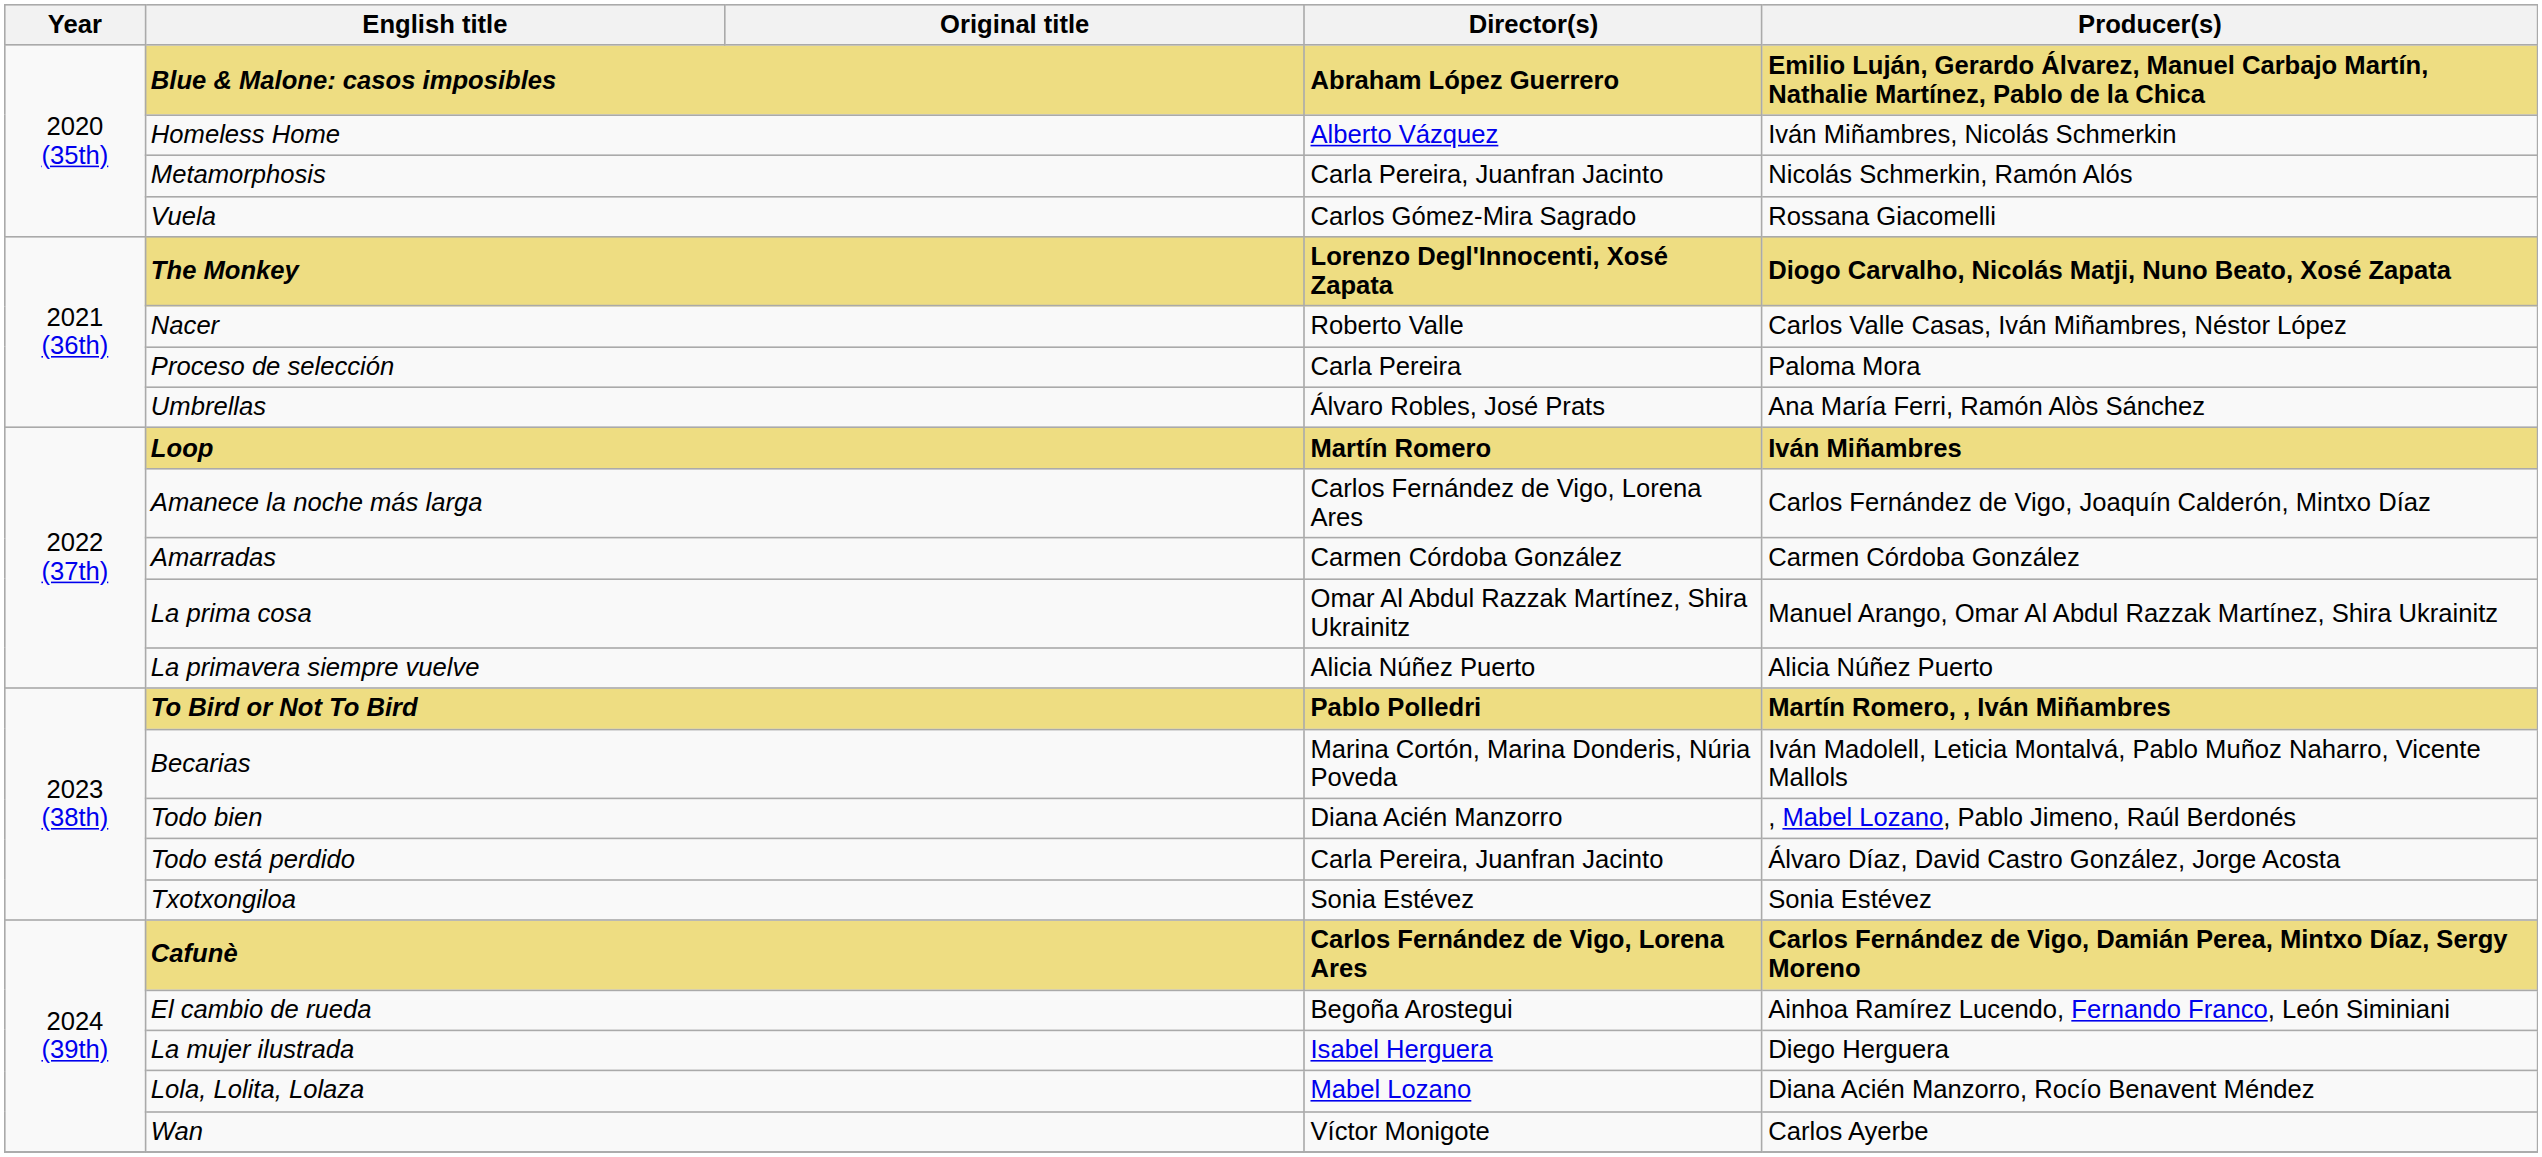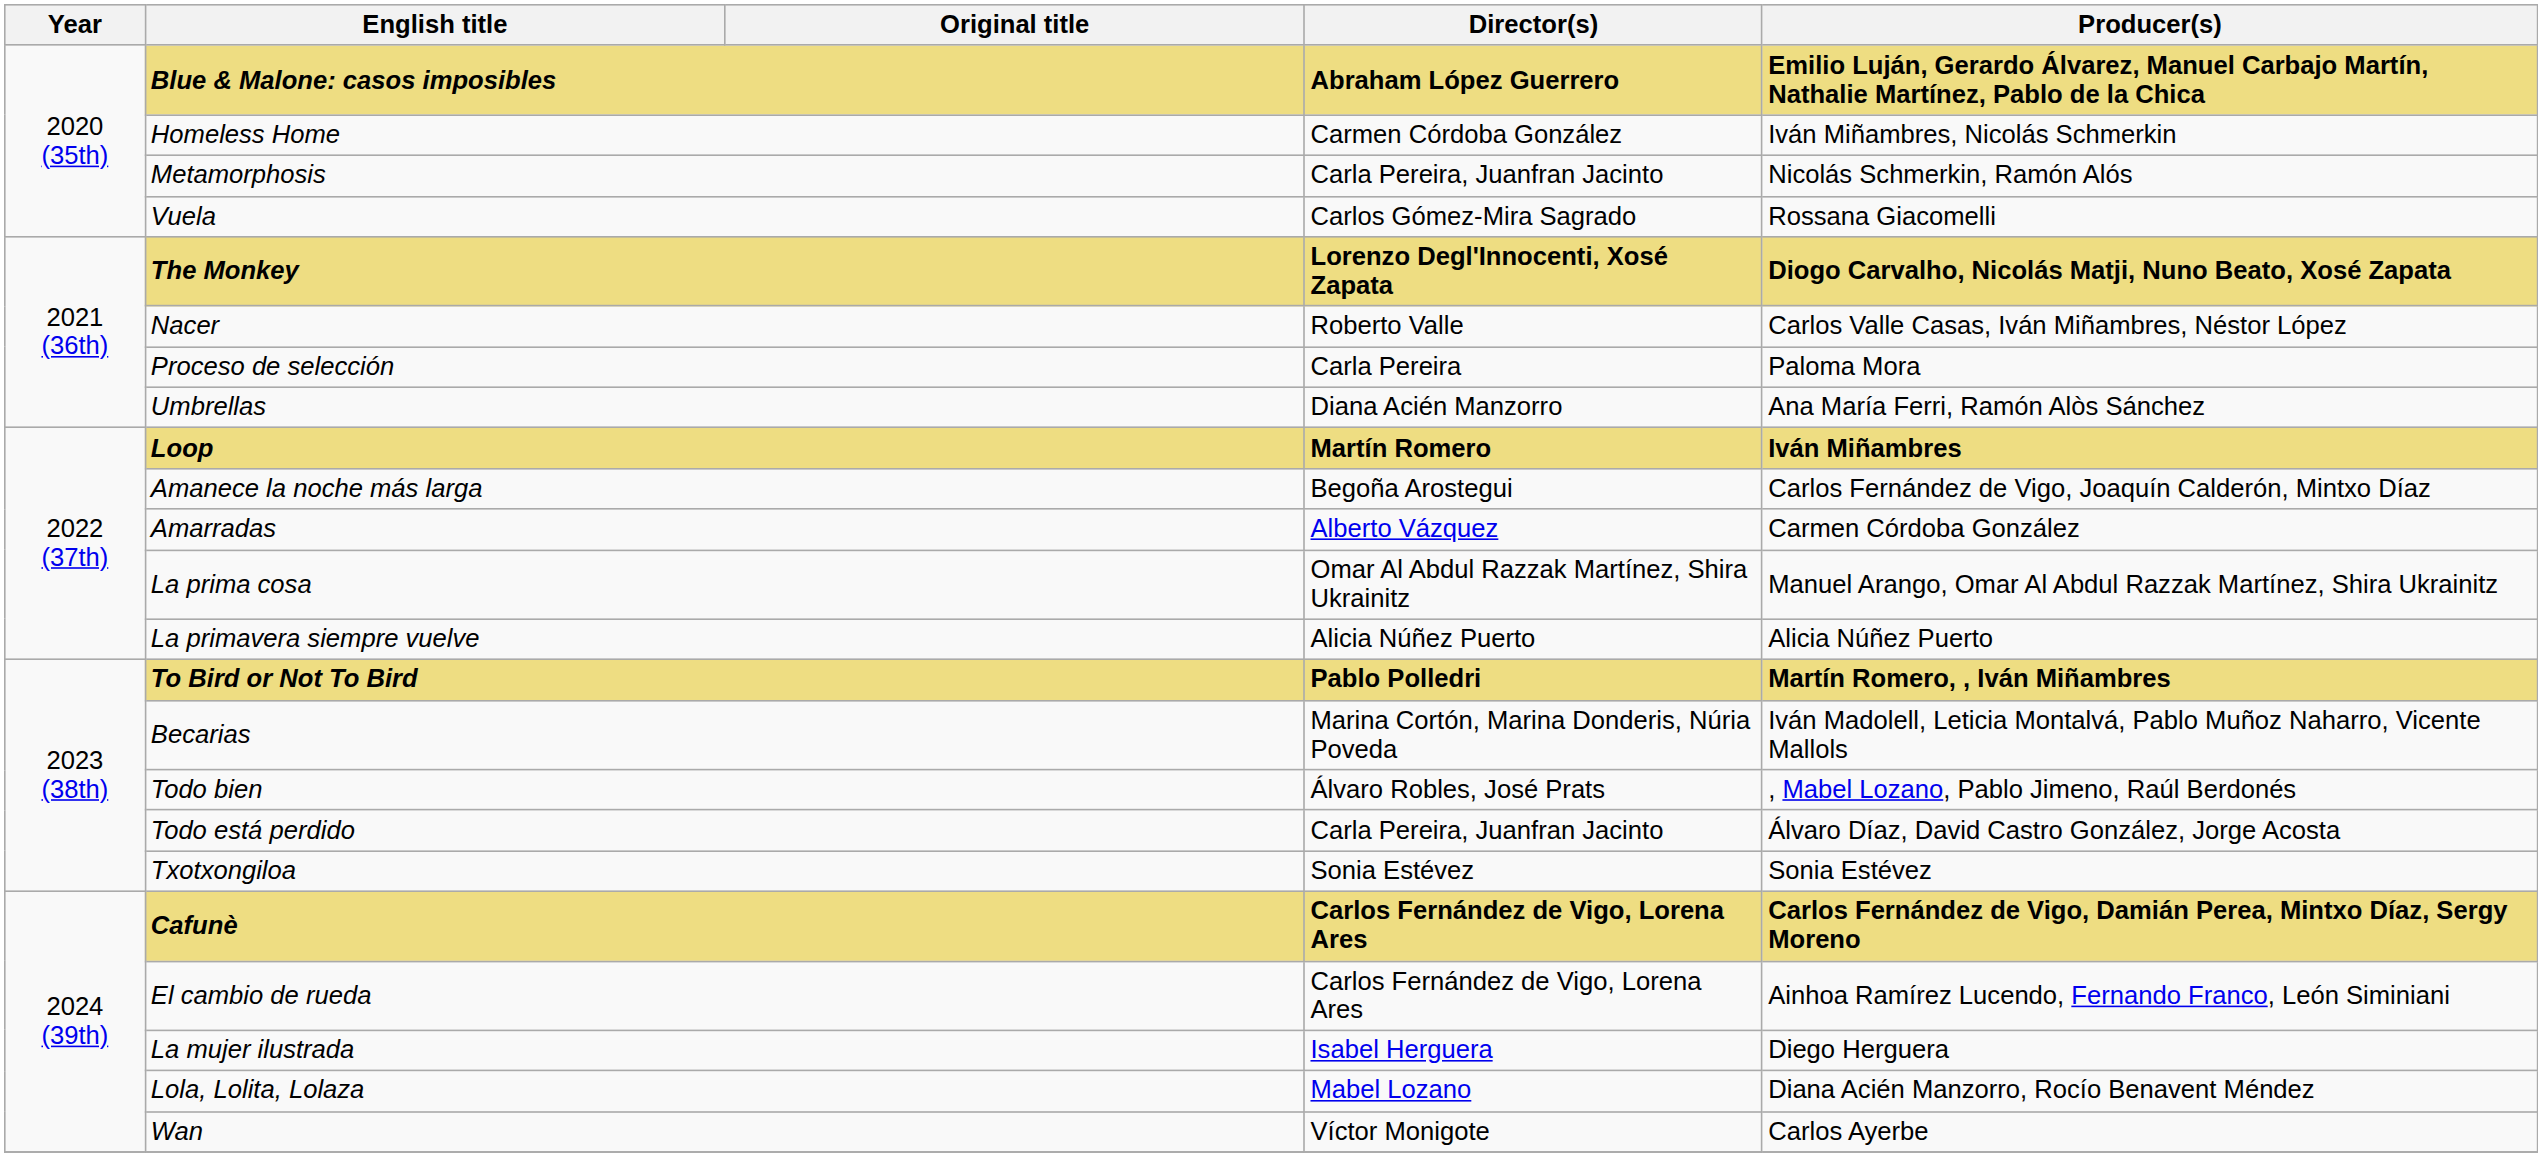(1404, 134) Alberto Vázquez -> (1466, 134) Carmen Córdoba González
(1458, 407) Álvaro Robles, José Prats -> (1436, 407) Diana Acién Manzorro
(1506, 502) Carlos Fernández de Vigo, Lorena Ares -> (1412, 488) Begoña Arostegui
(1466, 557) Carmen Córdoba González -> (1404, 529) Alberto Vázquez
(1436, 818) Diana Acién Manzorro -> (1458, 789) Álvaro Robles, José Prats
(1412, 1009) Begoña Arostegui -> (1506, 995) Carlos Fernández de Vigo, Lorena Ares
